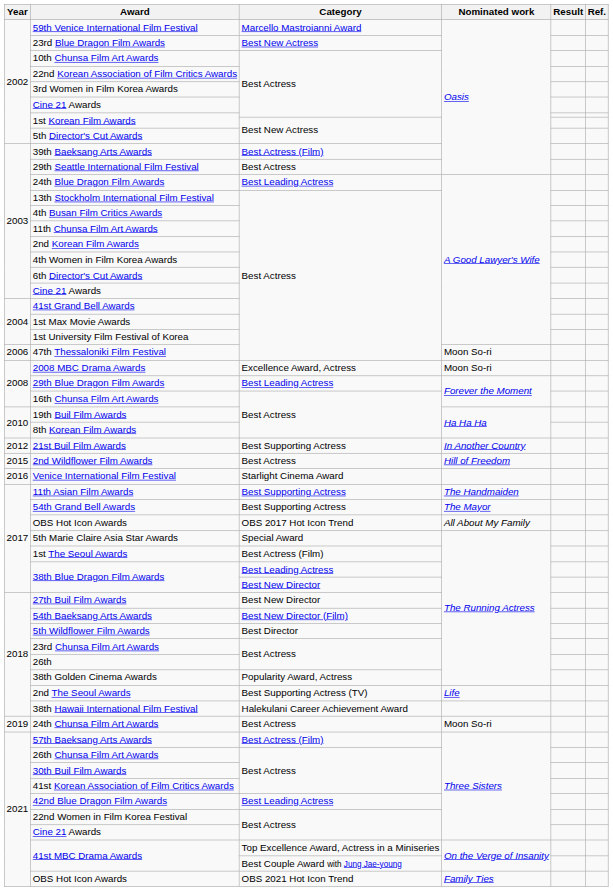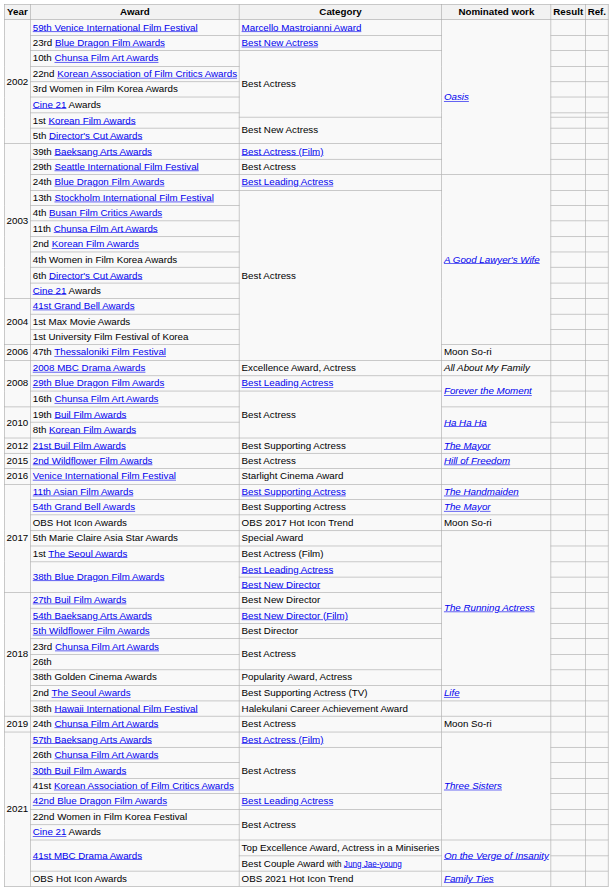(468, 368) Moon So-ri -> (487, 368) All About My Family
(485, 445) In Another Country -> (467, 445) The Mayor
(487, 523) All About My Family -> (468, 523) Moon So-ri
